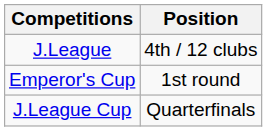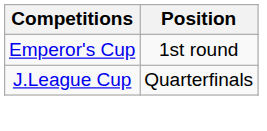- row: (72, 49)
